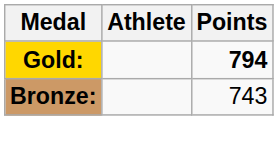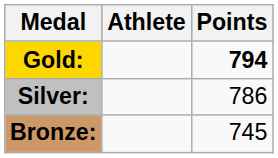+ row: (53, 96)
(248, 96) 743 -> (248, 133) 745
